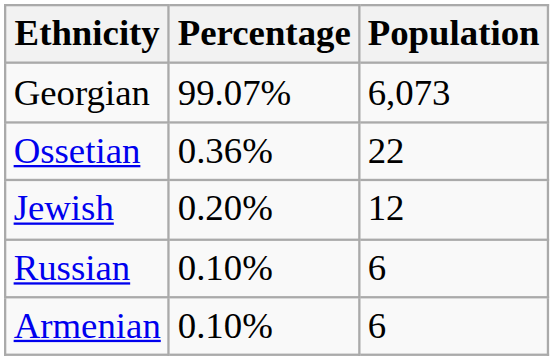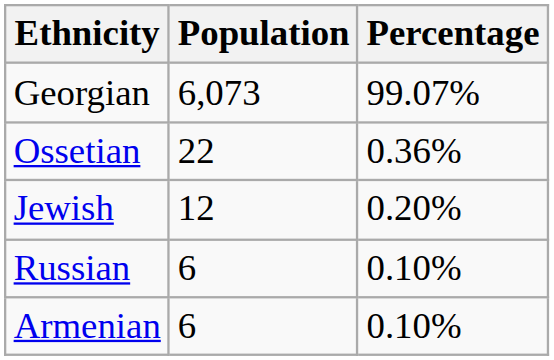columns swapped: (264, 33) <-> (454, 33)
